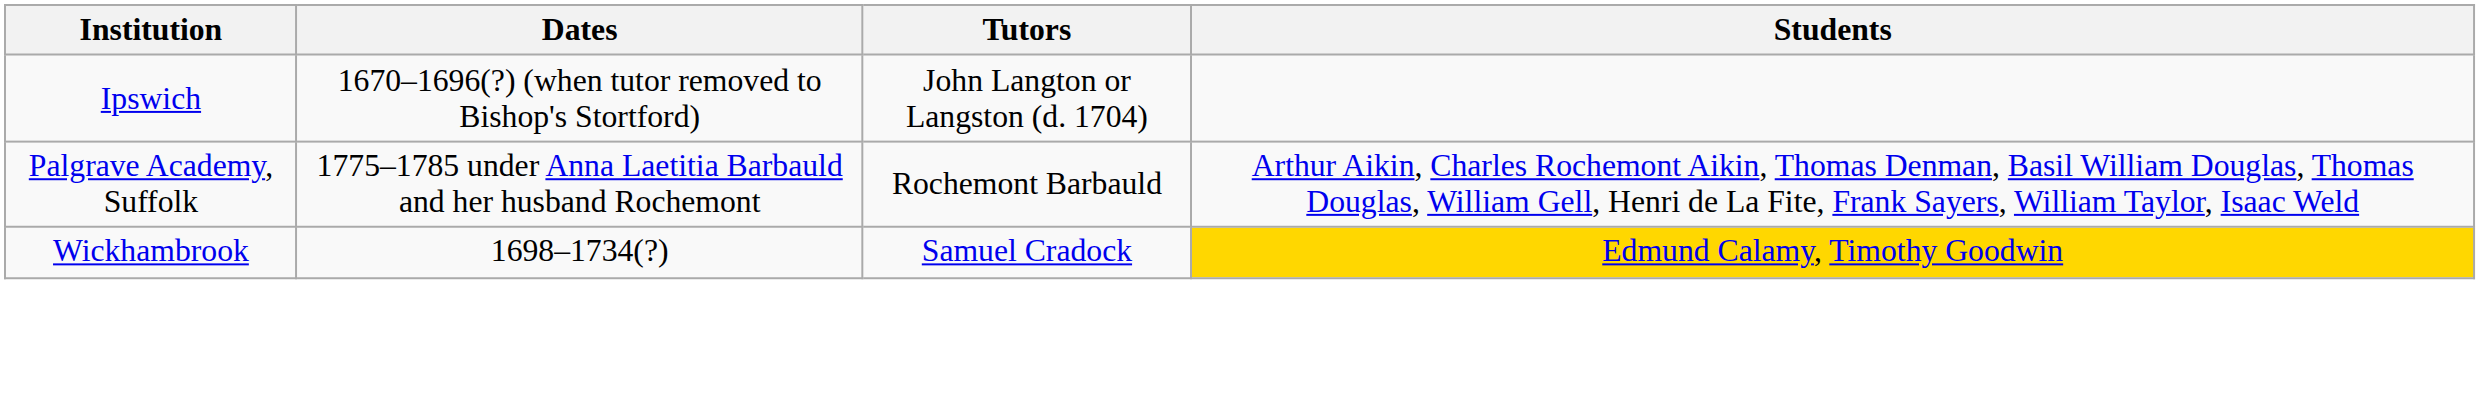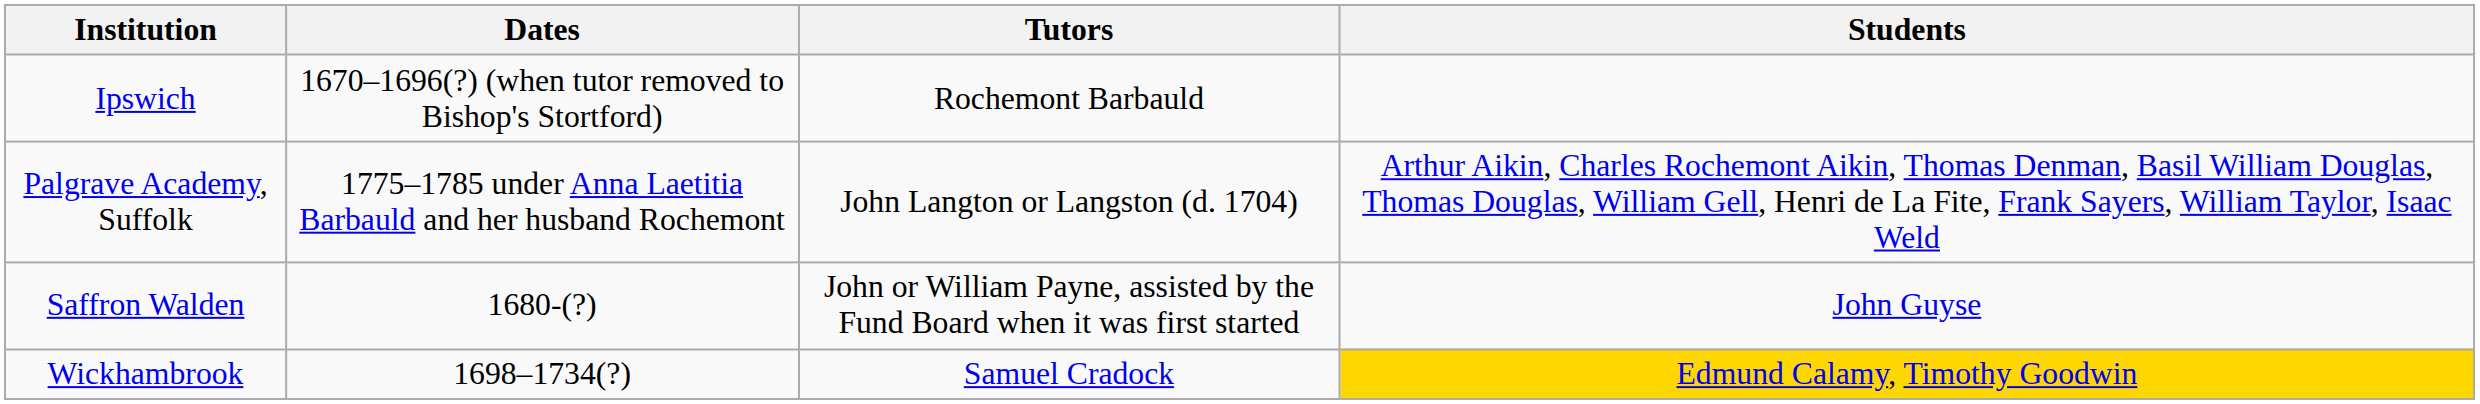(1027, 97) John Langton or Langston (d. 1704) -> (1069, 97) Rochemont Barbauld
(1027, 183) Rochemont Barbauld -> (1069, 201) John Langton or Langston (d. 1704)
+ row: (146, 305)
